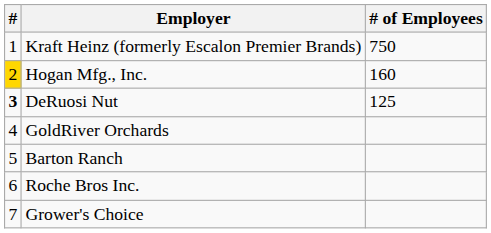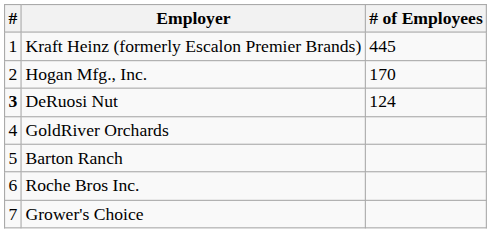(383, 46) 750 -> (383, 46) 445
(13, 74) gold background -> (13, 74) no background
(383, 74) 160 -> (383, 74) 170
(383, 102) 125 -> (383, 102) 124
